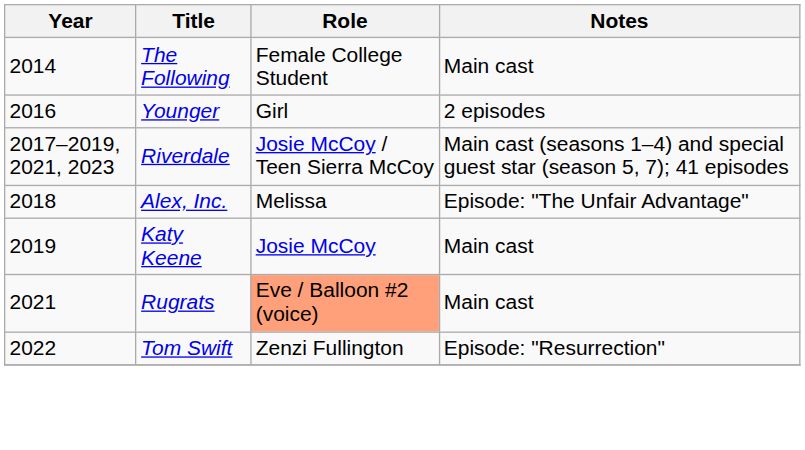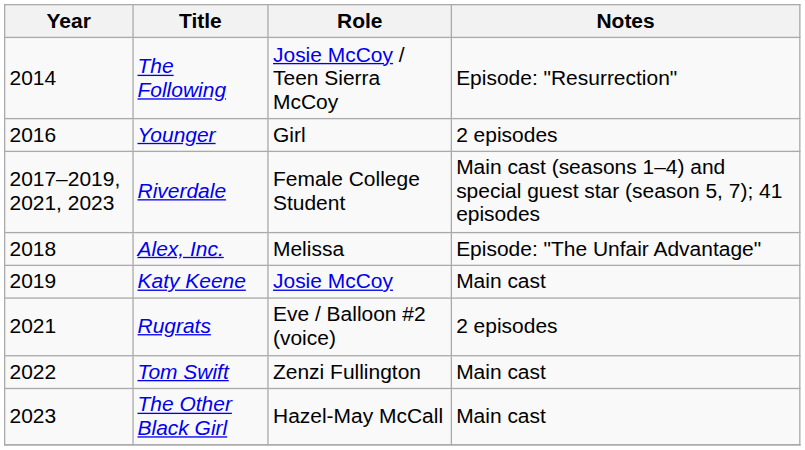(329, 66) Female College Student -> (339, 77) Josie McCoy / Teen Sierra McCoy
(489, 66) Main cast -> (567, 77) Episode: "Resurrection"
(345, 156) Josie McCoy / Teen Sierra McCoy -> (346, 191) Female College Student
(332, 303) lightsalmon background -> (349, 326) no background
(489, 303) Main cast -> (507, 326) 2 episodes
(554, 348) Episode: "Resurrection" -> (501, 371) Main cast
+ row: (185, 416)
